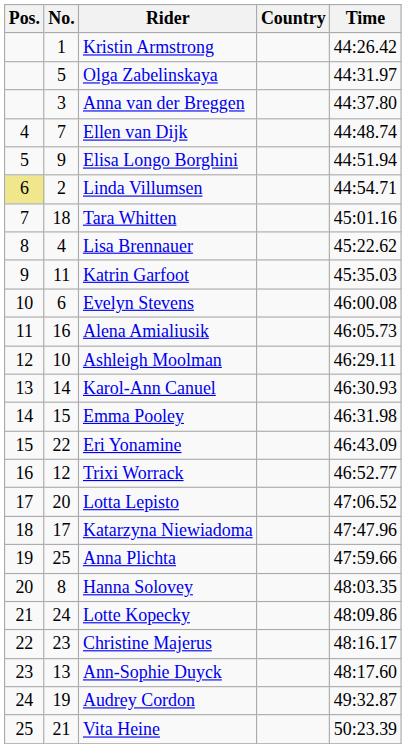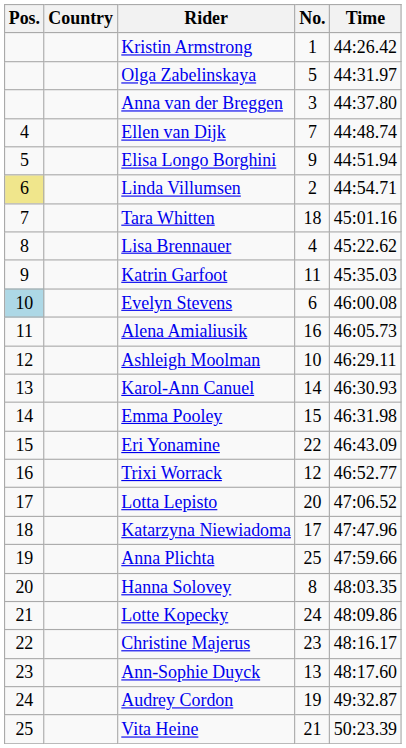columns swapped: (62, 18) <-> (293, 18)
(24, 302) no background -> (24, 302) lightblue background
